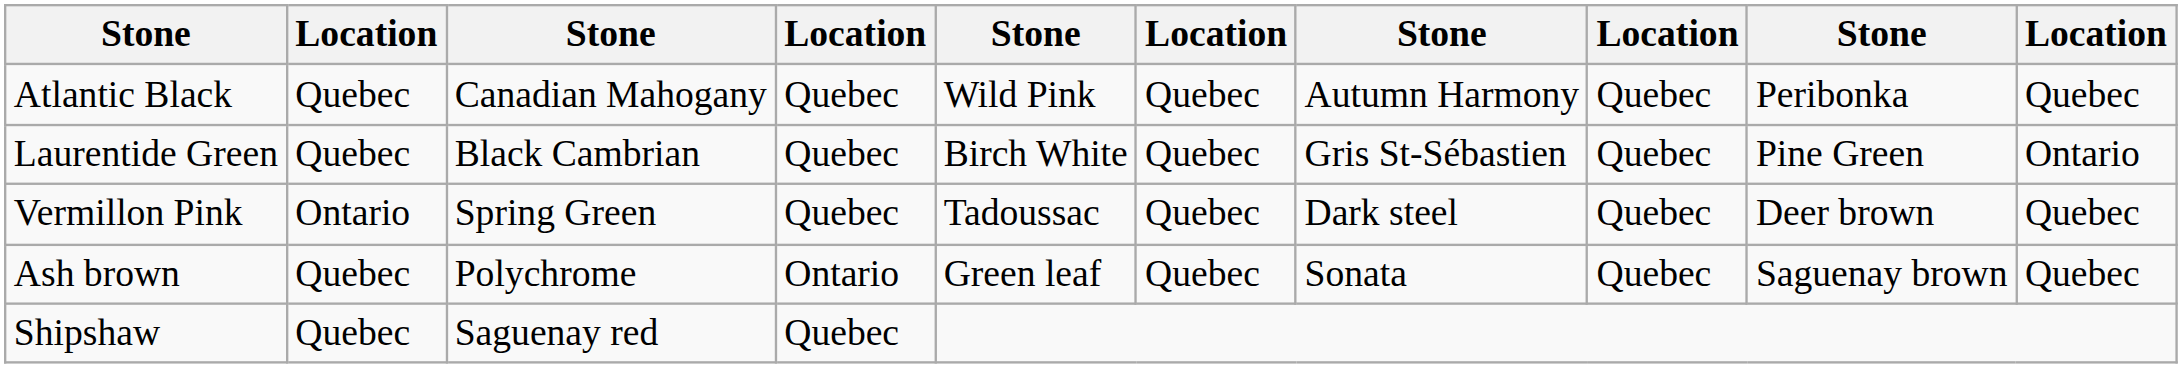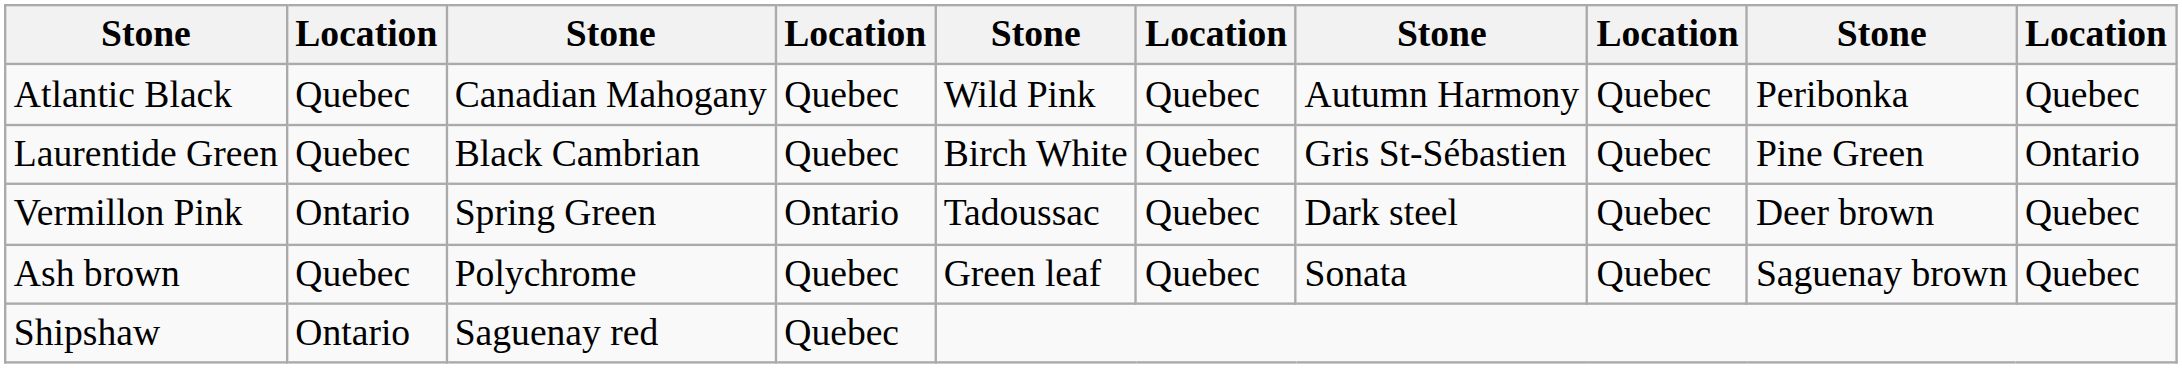(842, 213) Quebec -> (842, 213) Ontario
(842, 272) Ontario -> (842, 272) Quebec
(353, 332) Quebec -> (353, 332) Ontario
